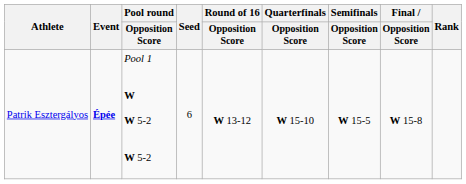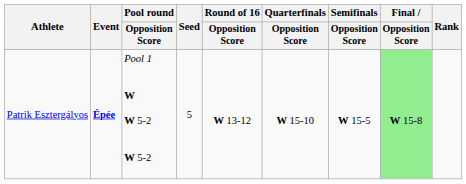(189, 114) 6 -> (189, 114) 5
(406, 121) no background -> (406, 121) lightgreen background
